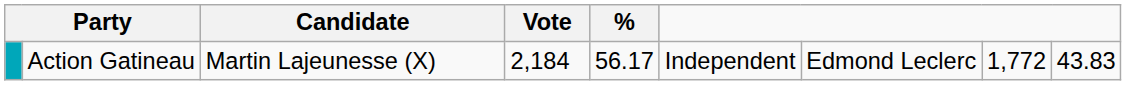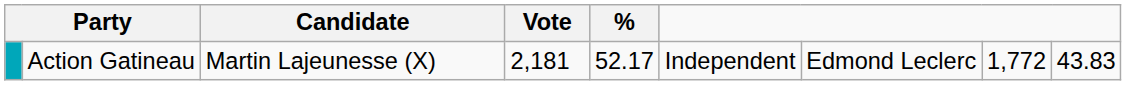(540, 60) 2,184 -> (540, 60) 2,181
(624, 60) 56.17 -> (624, 60) 52.17
